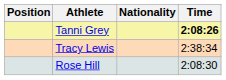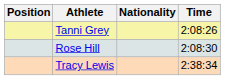(200, 30) bold -> (199, 30) normal
rows swapped: (78, 65) <-> (85, 48)
